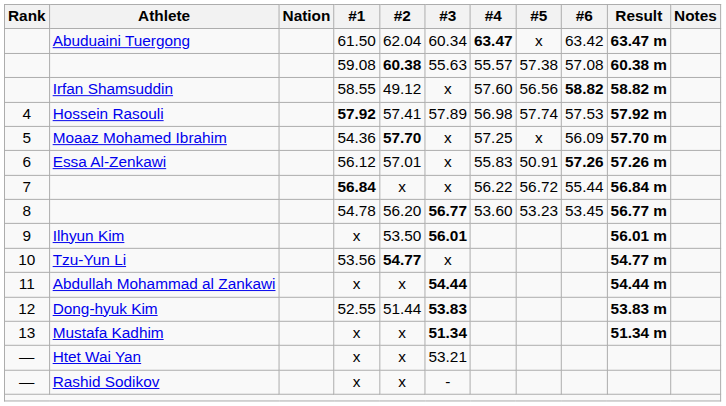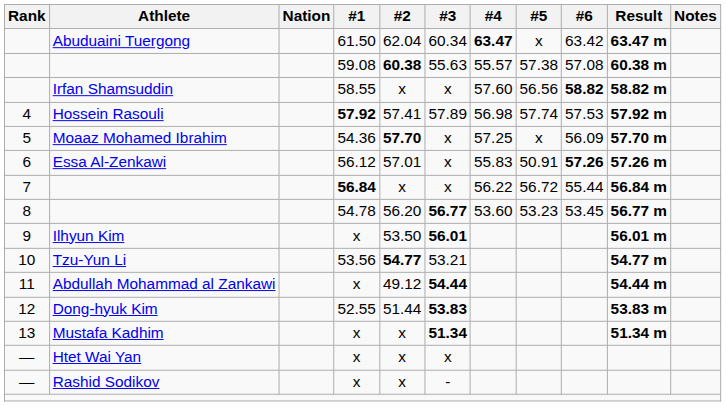(402, 89) 49.12 -> (402, 89) x
(448, 260) x -> (448, 260) 53.21
(402, 284) x -> (402, 284) 49.12
(448, 357) 53.21 -> (448, 357) x
